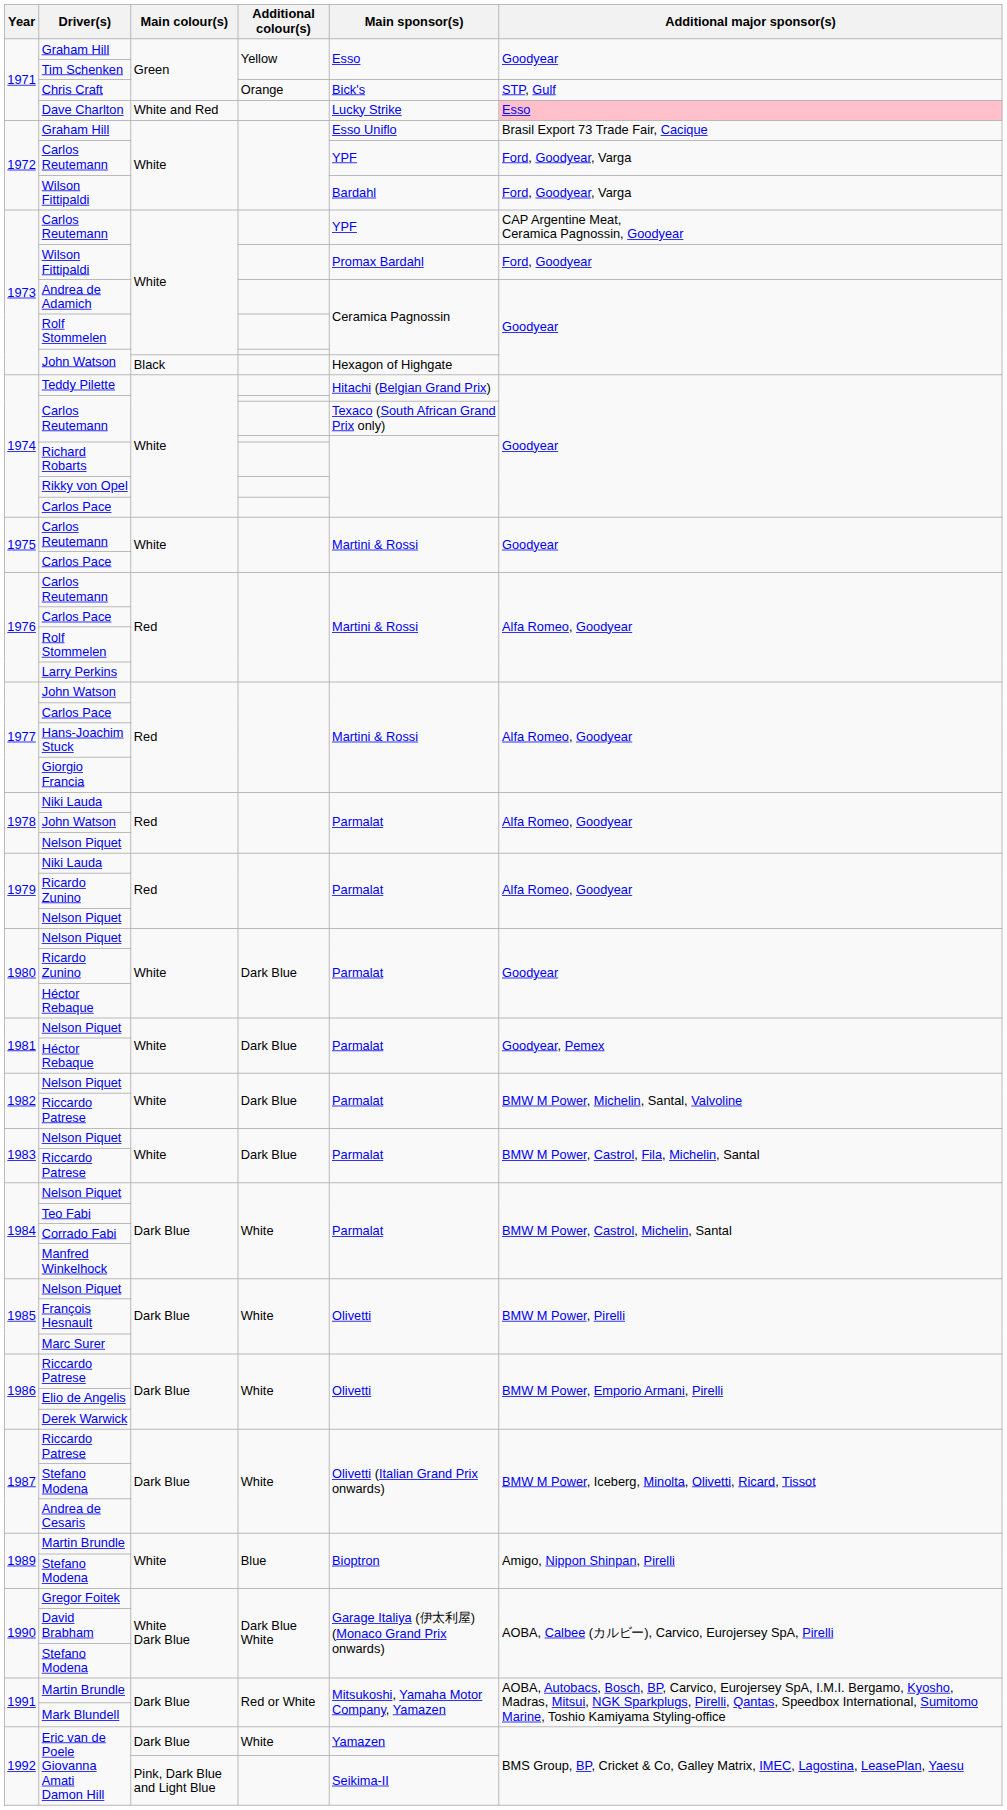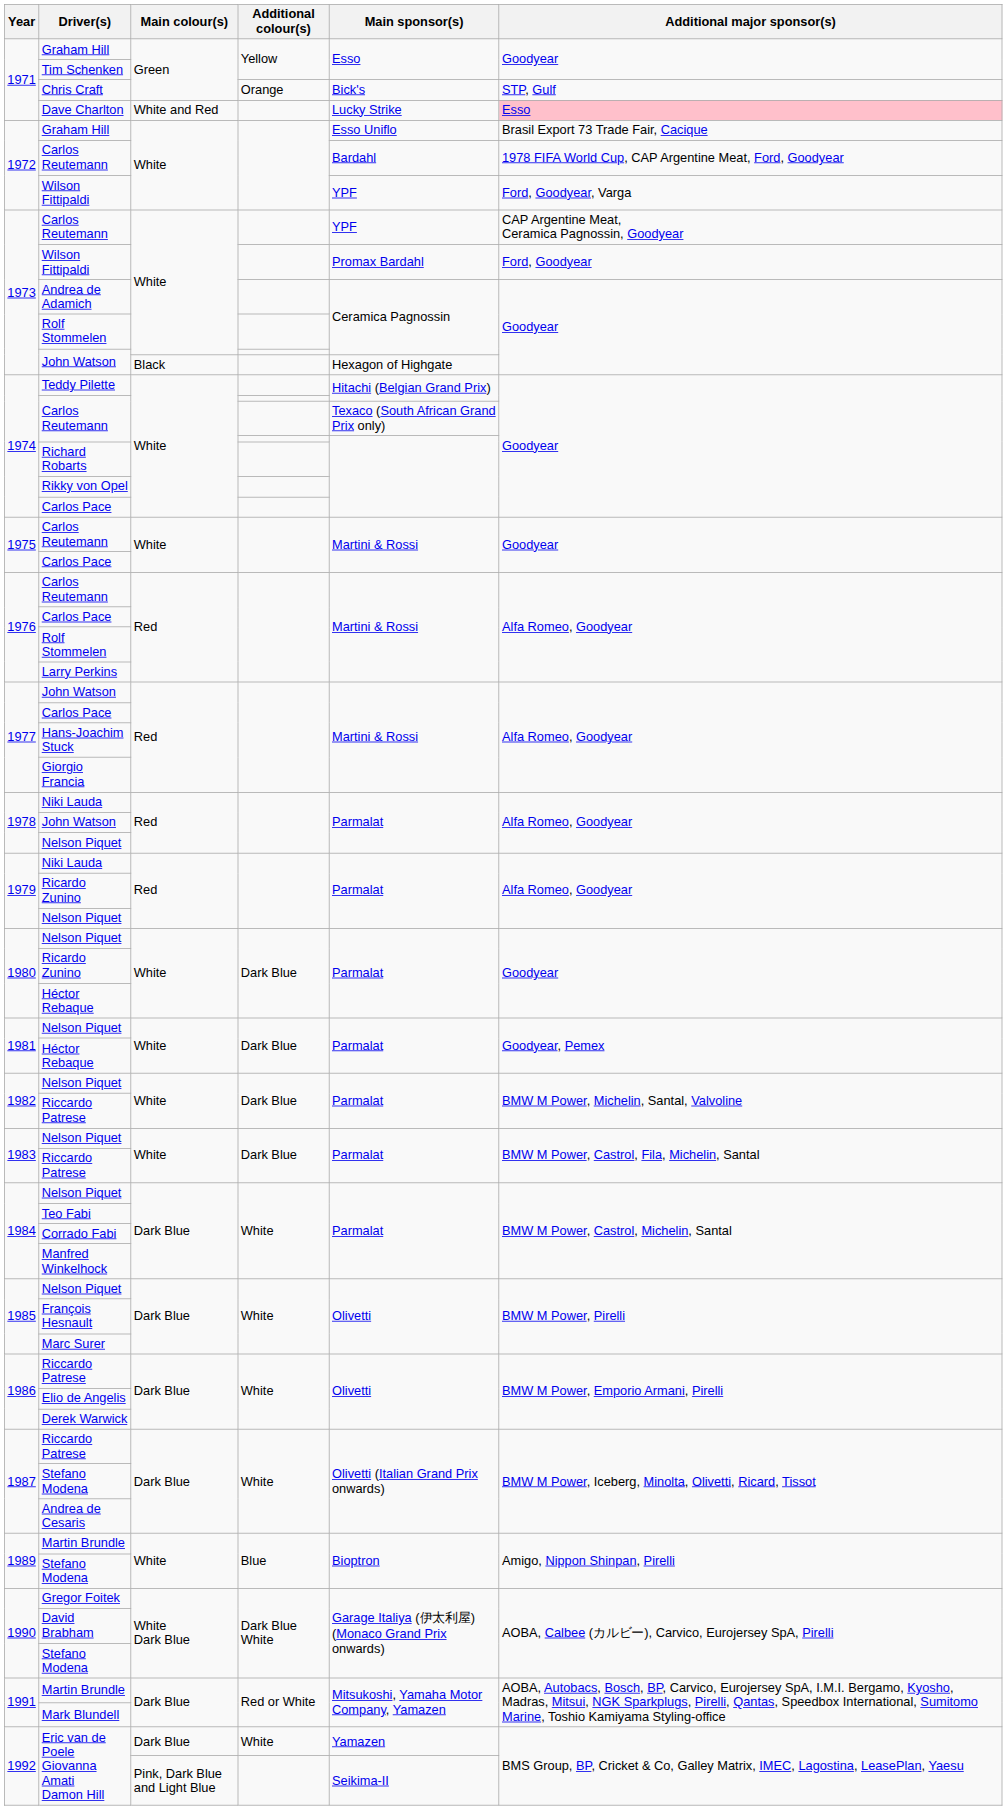(344, 158) YPF -> (354, 158) Bardahl
(567, 158) Ford, Goodyear, Varga -> (673, 158) 1978 FIFA World Cup, CAP Argentine Meat, Ford, Goodyear
(354, 192) Bardahl -> (344, 192) YPF
